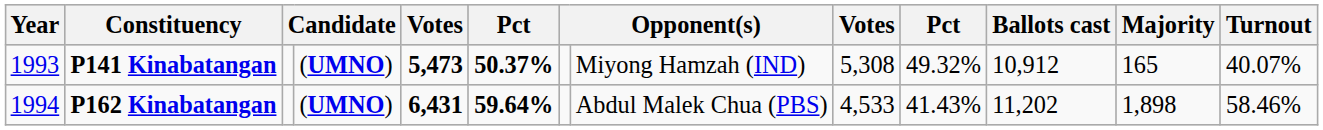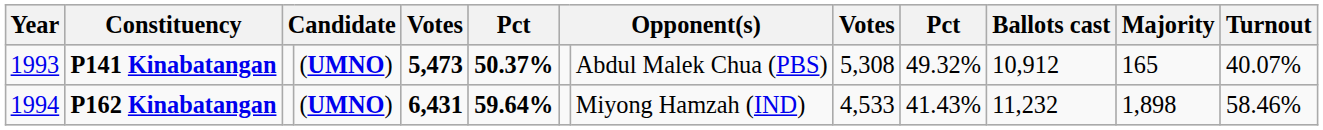(691, 64) Miyong Hamzah (IND) -> (702, 64) Abdul Malek Chua (PBS)
(702, 104) Abdul Malek Chua (PBS) -> (691, 104) Miyong Hamzah (IND)
(1025, 104) 11,202 -> (1025, 104) 11,232
